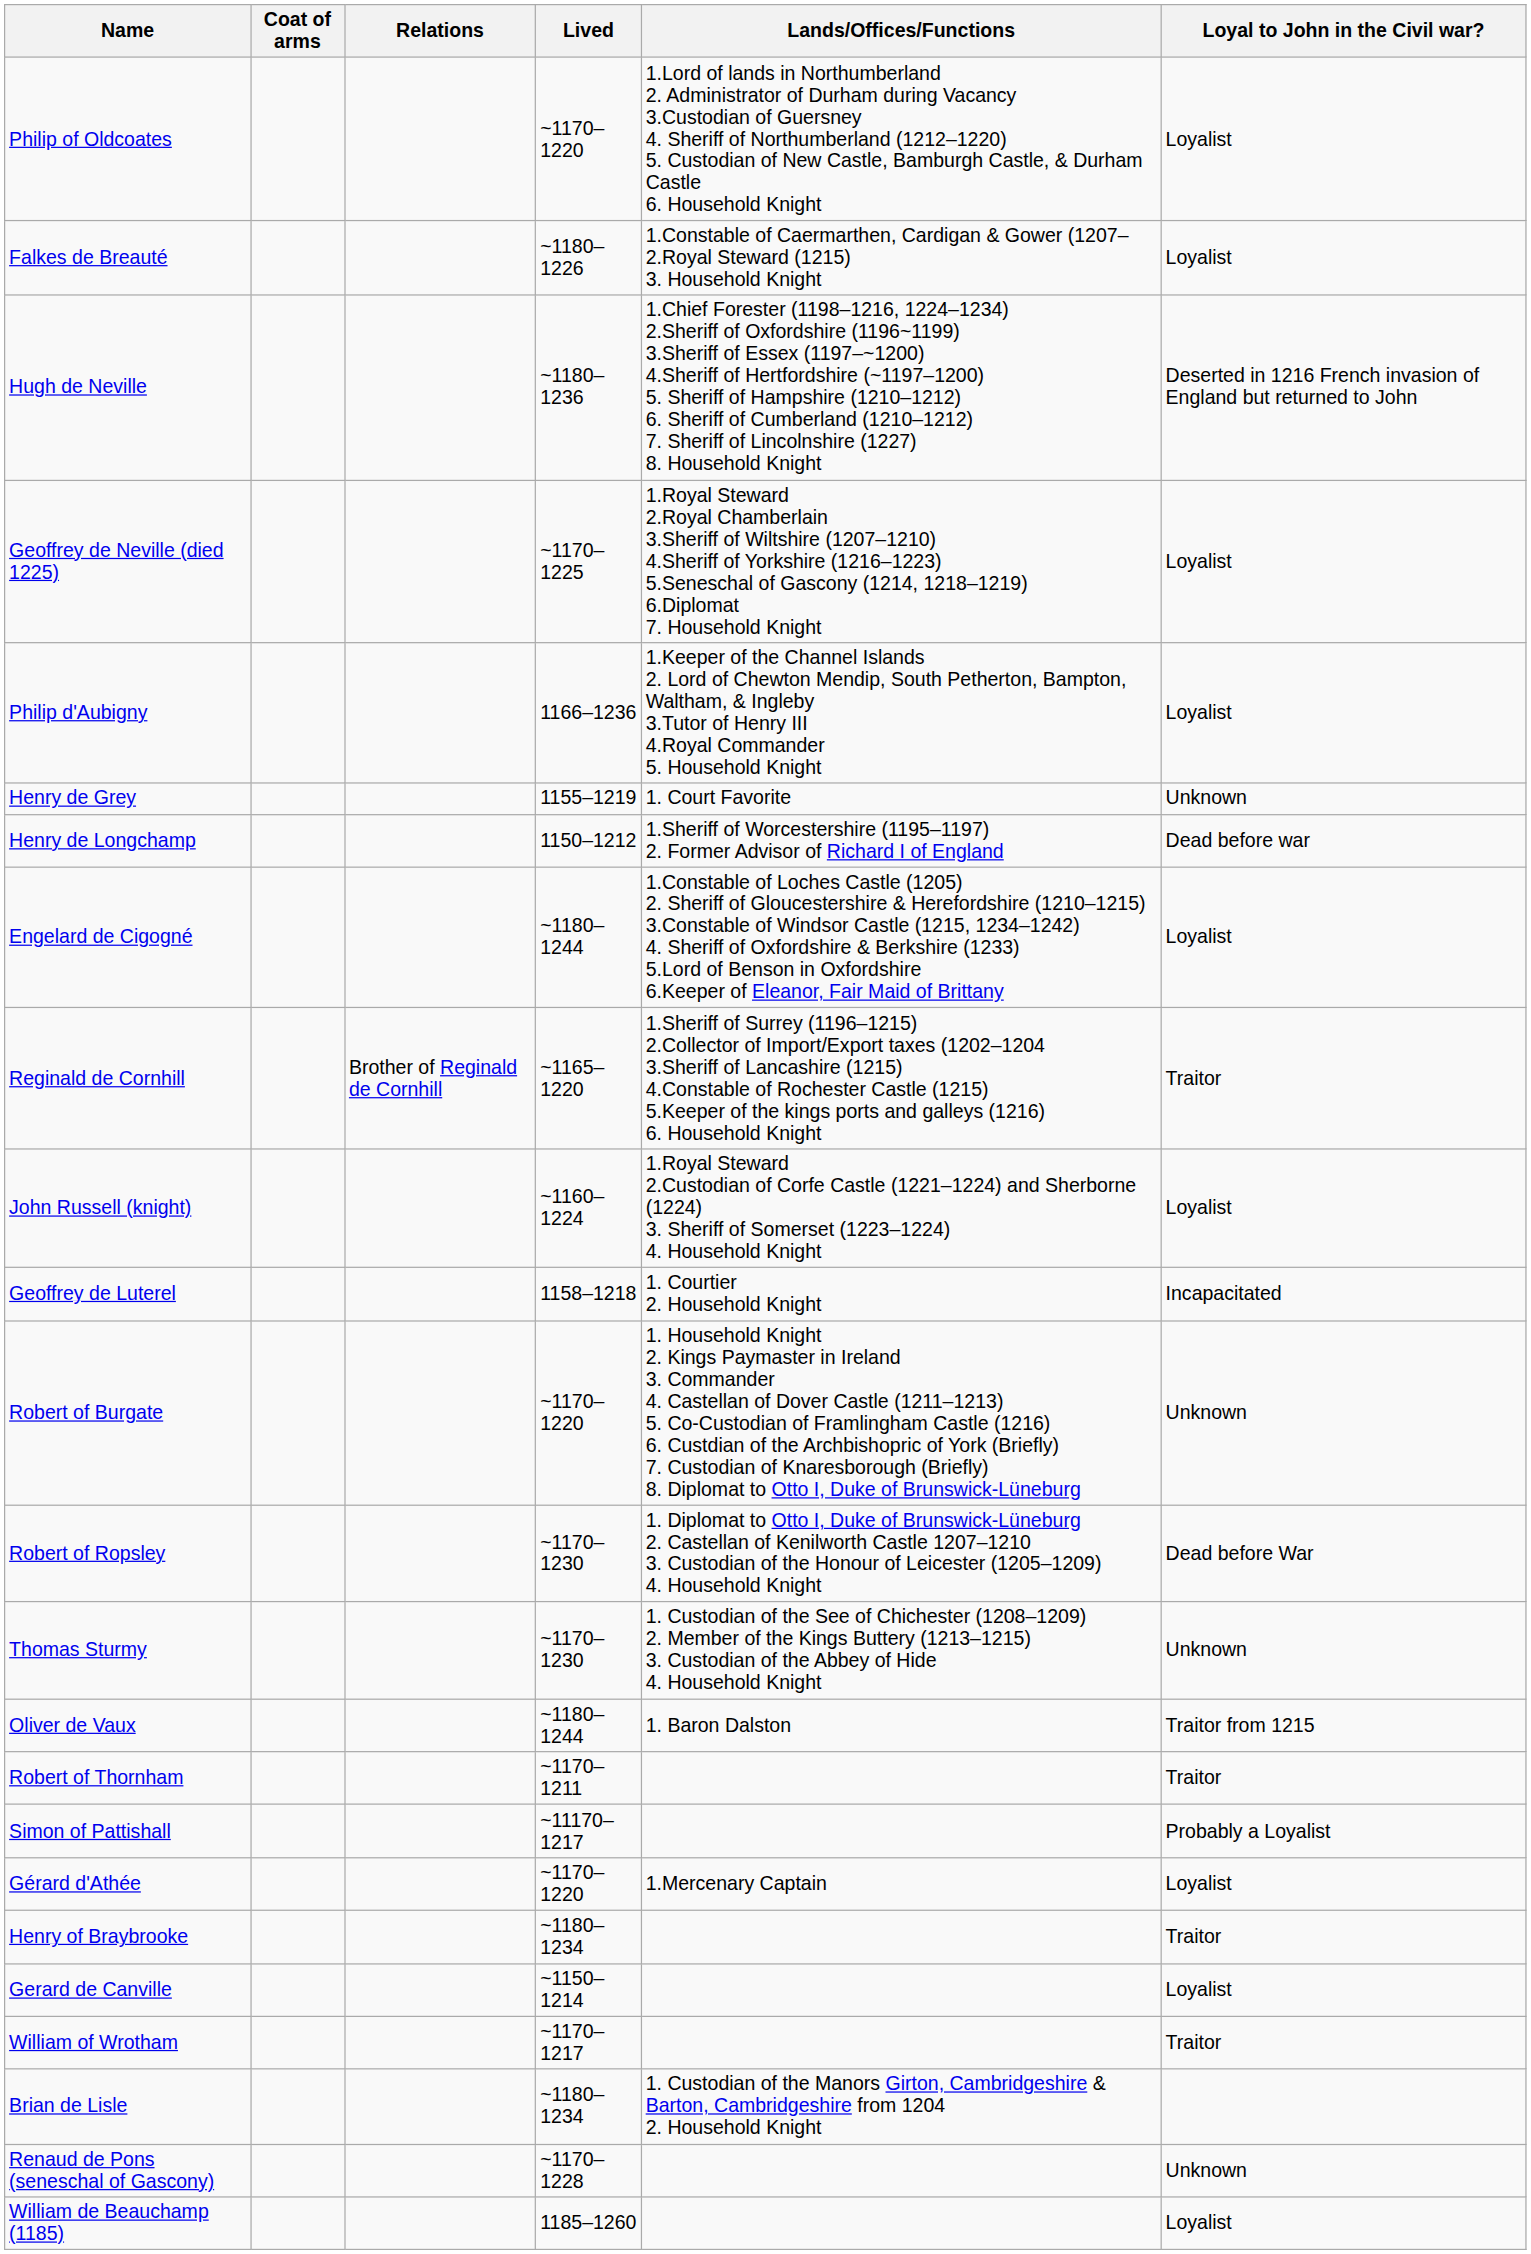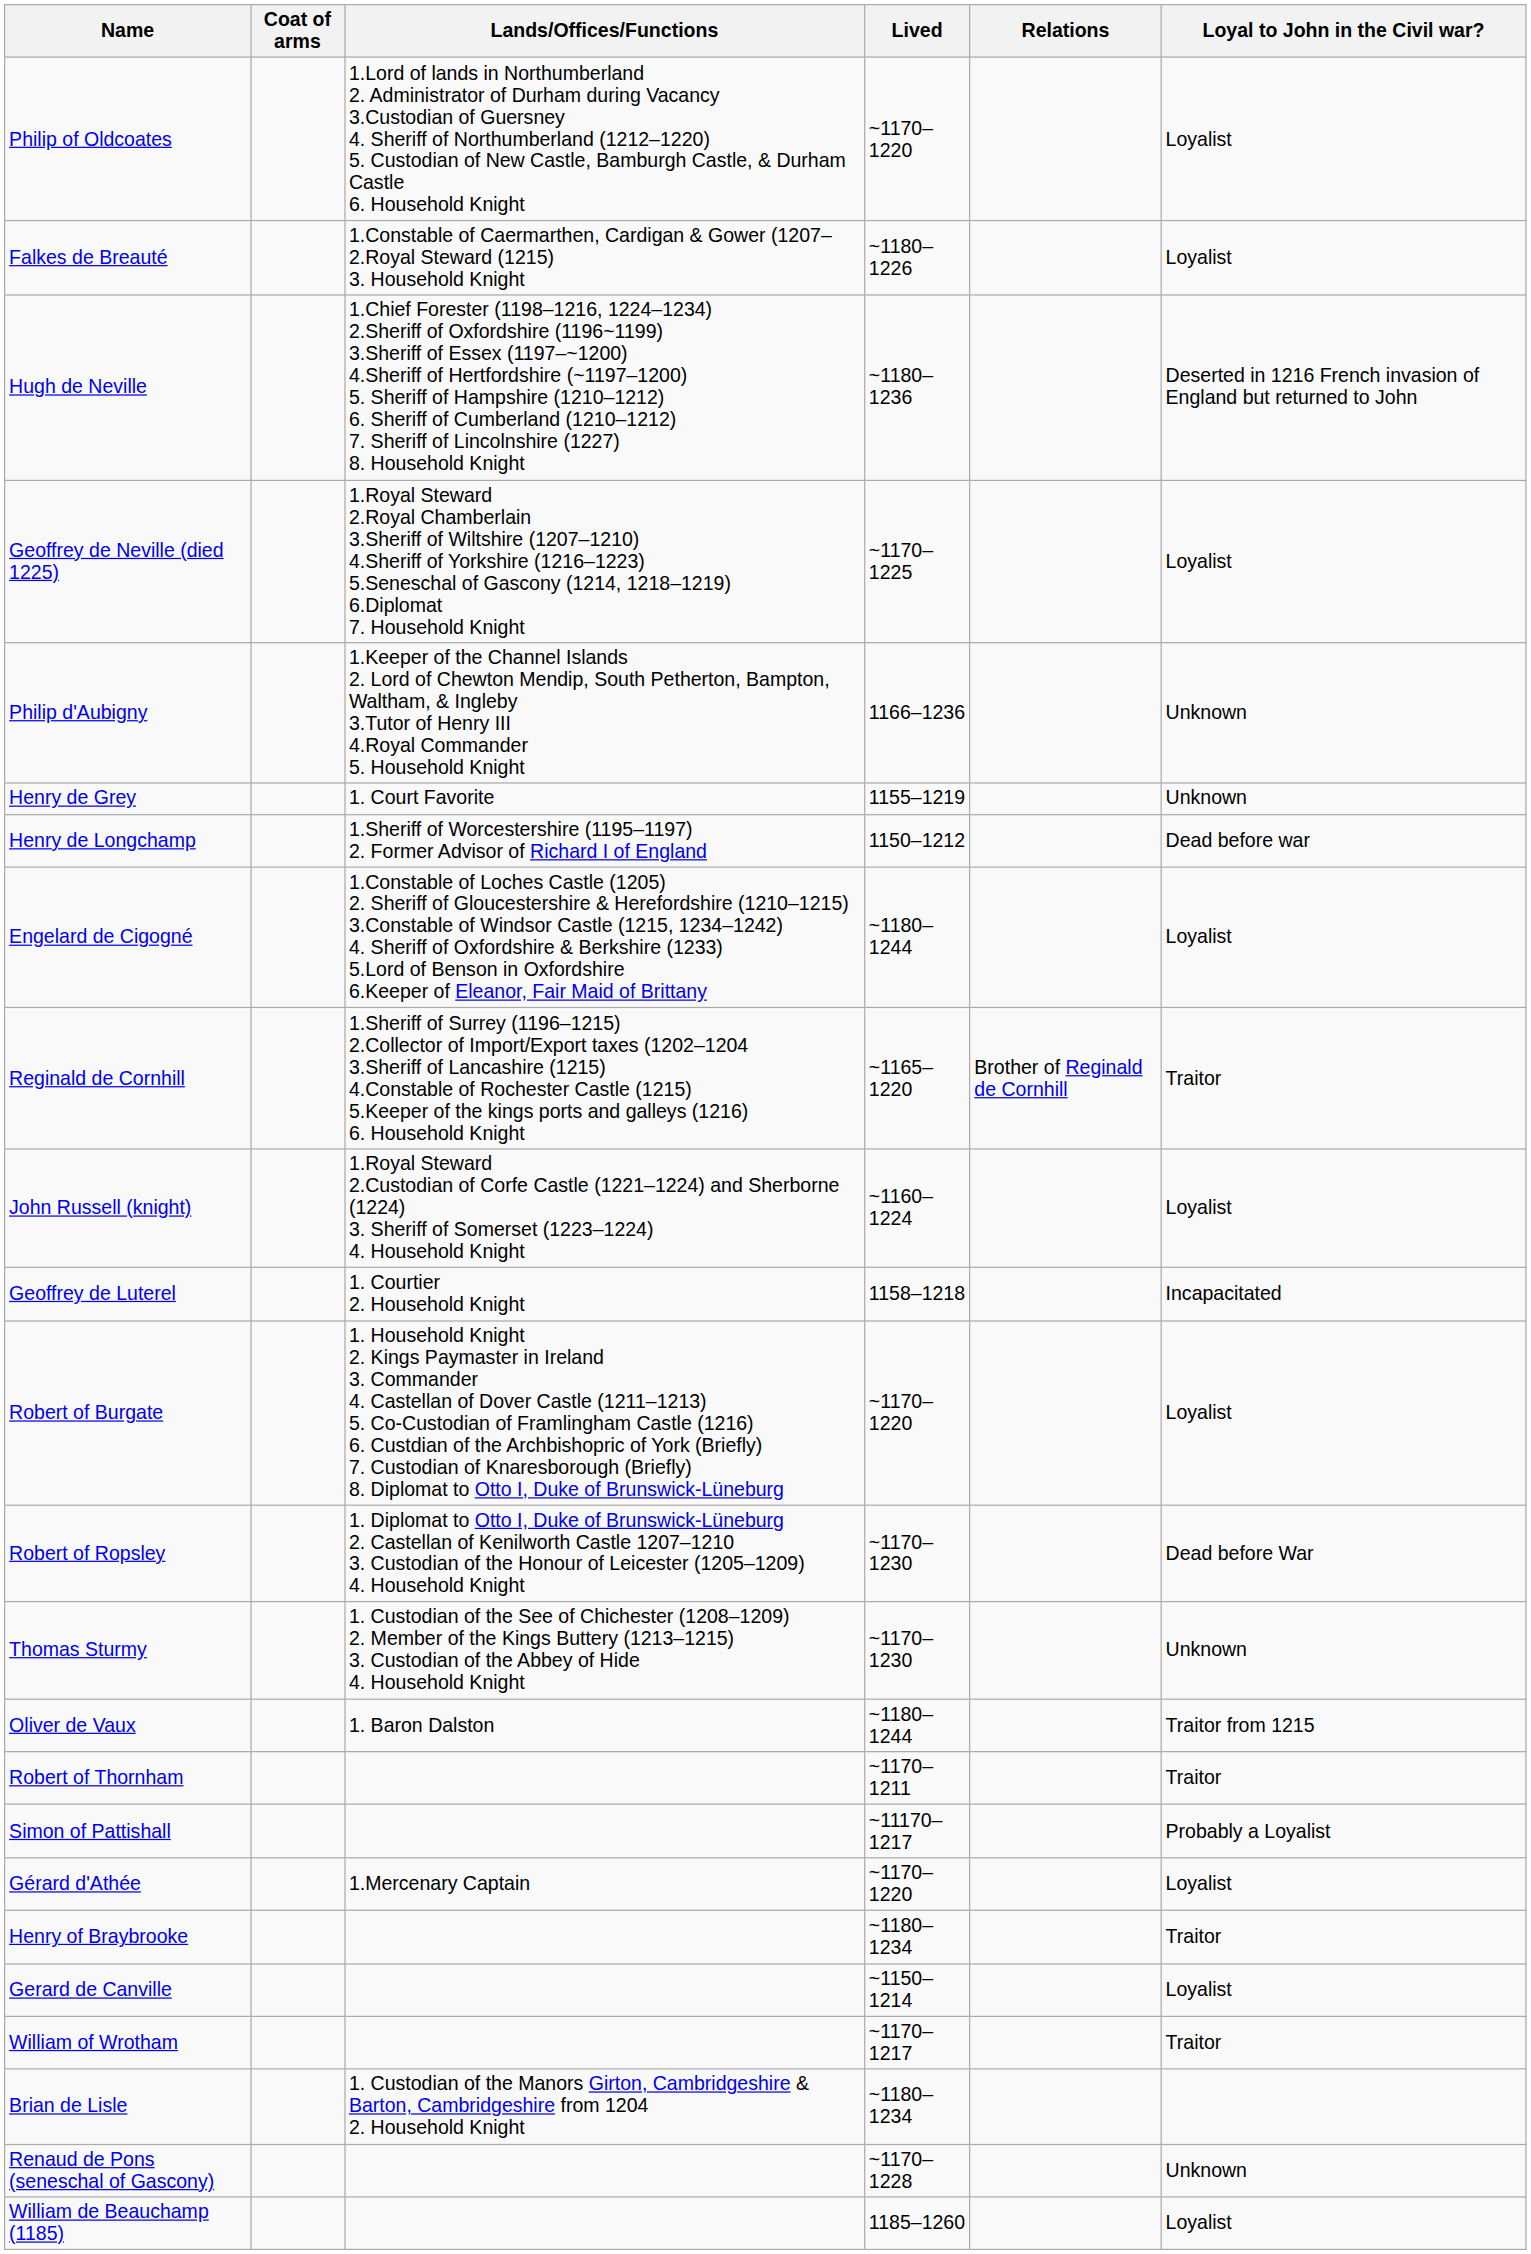columns swapped: (440, 30) <-> (901, 30)
(1199, 712) Loyalist -> (1206, 712) Unknown
(1206, 1412) Unknown -> (1199, 1412) Loyalist
